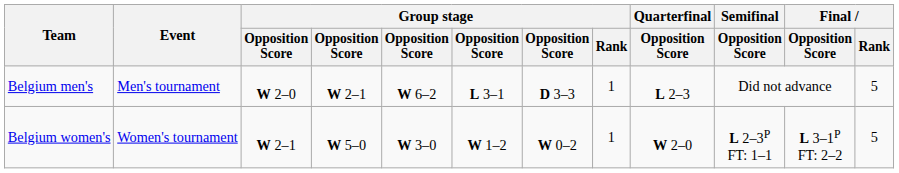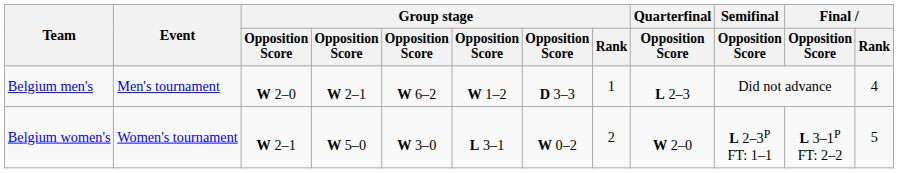(487, 95) L 3–1 -> (487, 95) W 1–2
(874, 86) 5 -> (874, 86) 4
(487, 145) W 1–2 -> (487, 145) L 3–1
(611, 137) 1 -> (611, 137) 2
